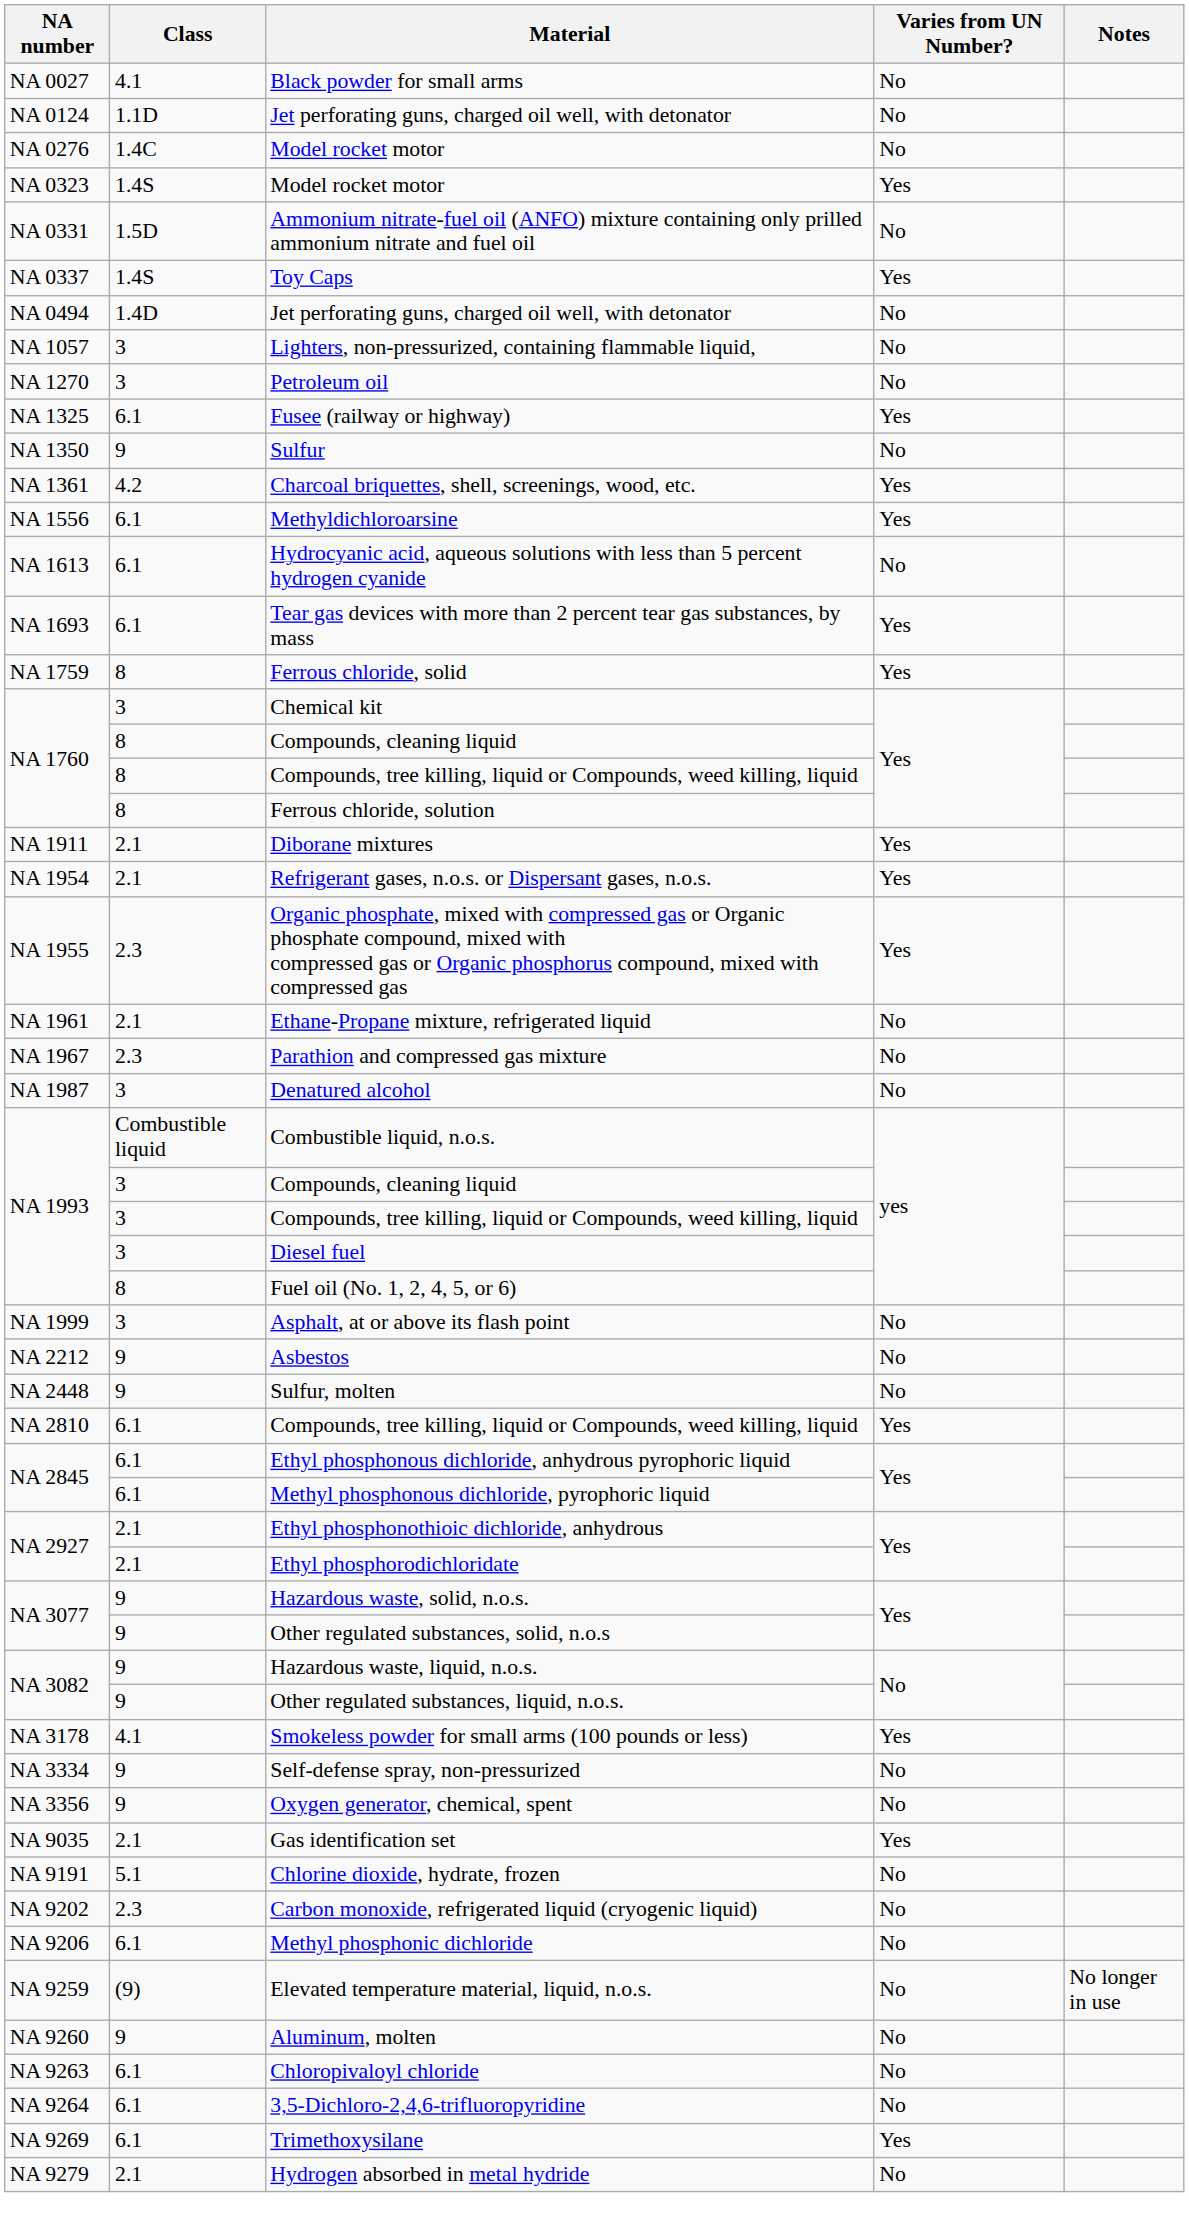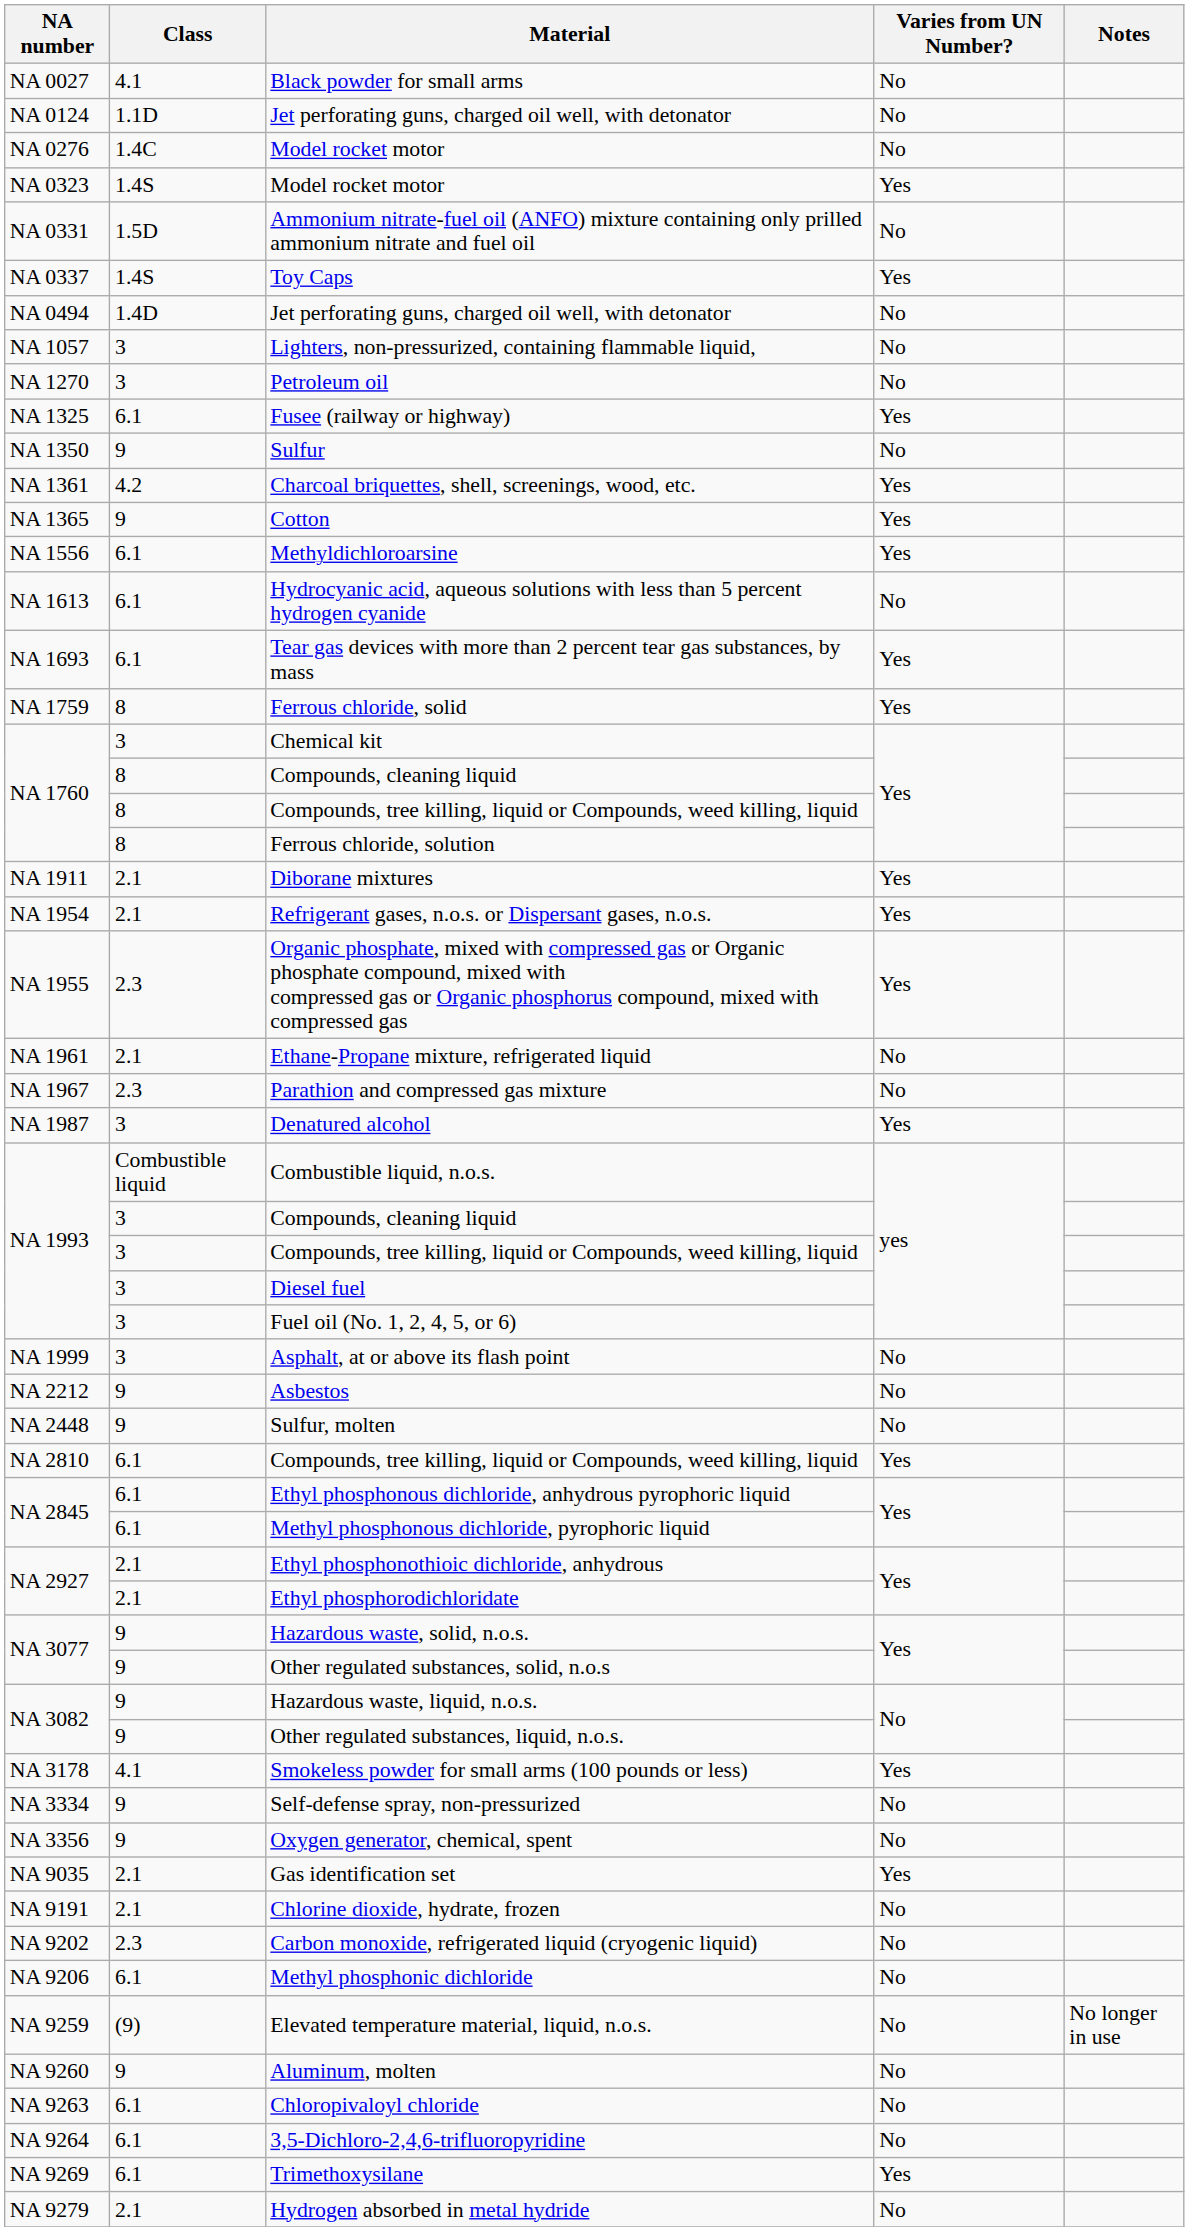+ row: (49, 519)
(893, 1090) No -> (895, 1124) Yes
(120, 1287) 8 -> (120, 1321) 3
(129, 1874) 5.1 -> (129, 1908) 2.1
